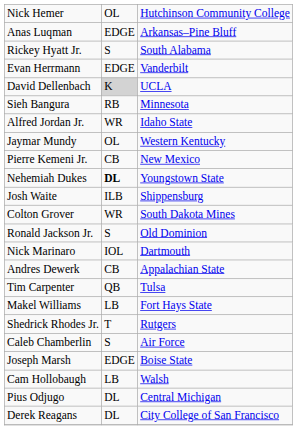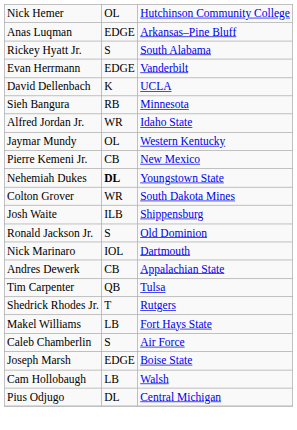(108, 86) lightgrey background -> (108, 86) no background
rows swapped: (40, 214) <-> (32, 196)
rows swapped: (53, 324) <-> (44, 305)
- row: (42, 415)
